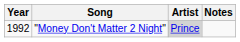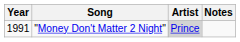(18, 28) 1992 -> (18, 28) 1991
